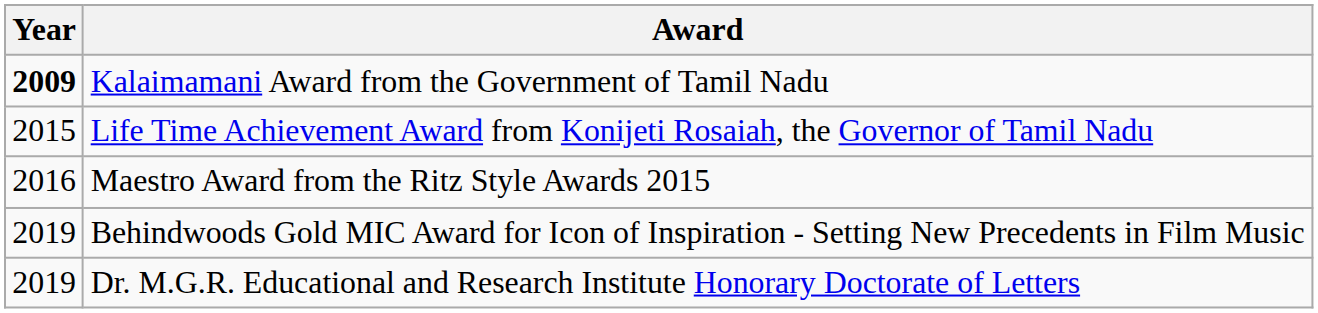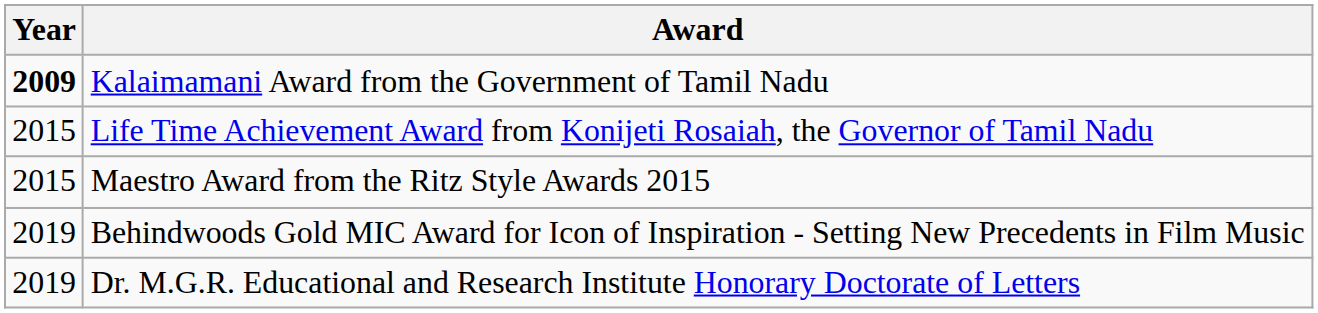(44, 181) 2016 -> (44, 181) 2015
